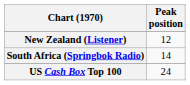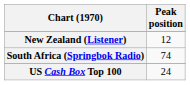(166, 55) 14 -> (166, 55) 74
